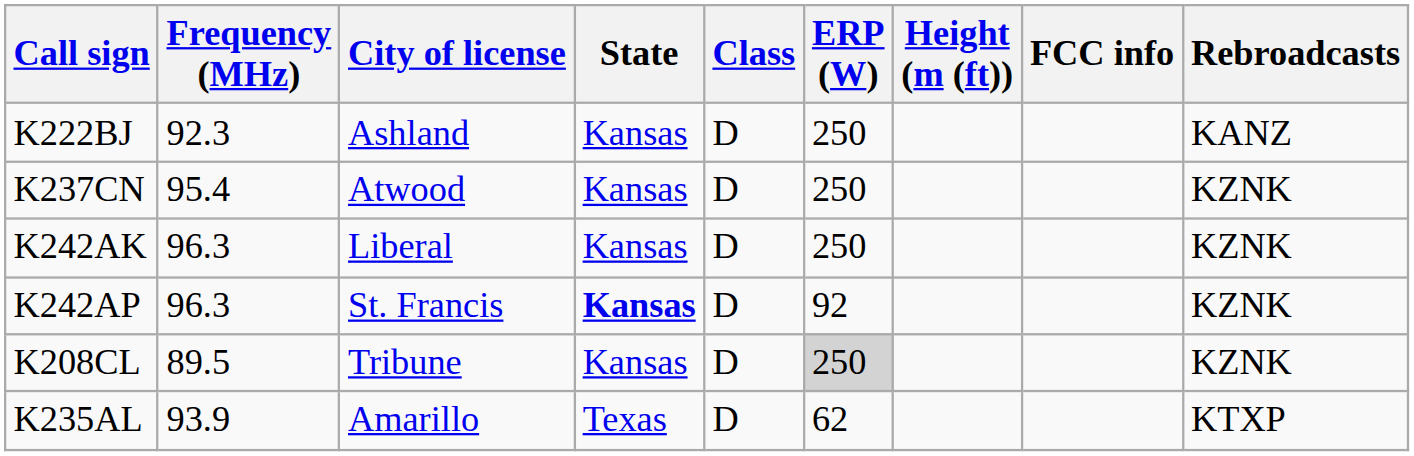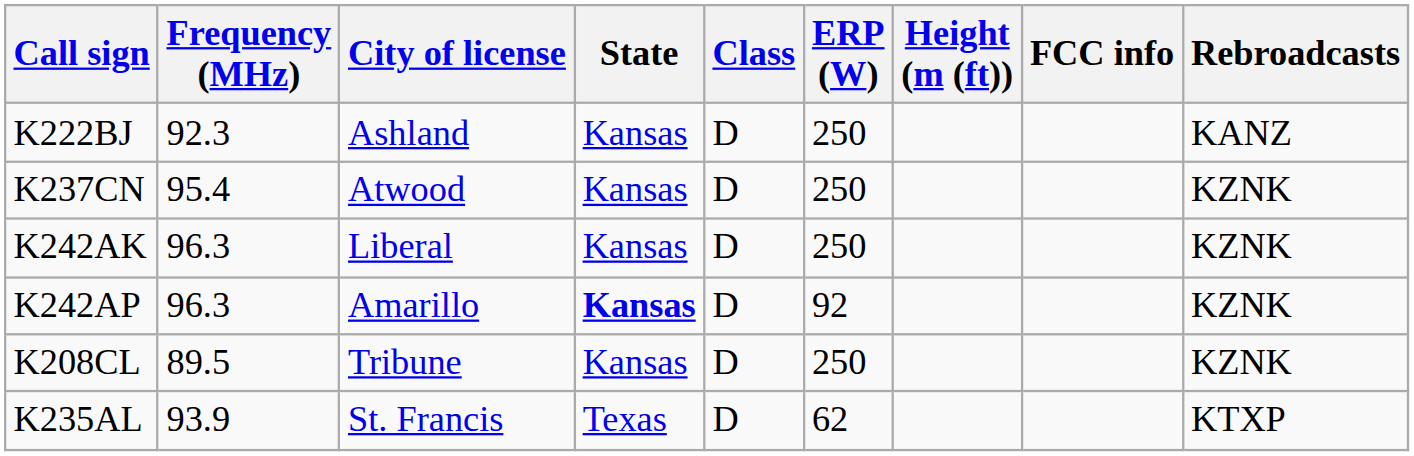(426, 304) St. Francis -> (414, 304) Amarillo
(839, 362) lightgrey background -> (839, 362) no background
(414, 419) Amarillo -> (426, 419) St. Francis
